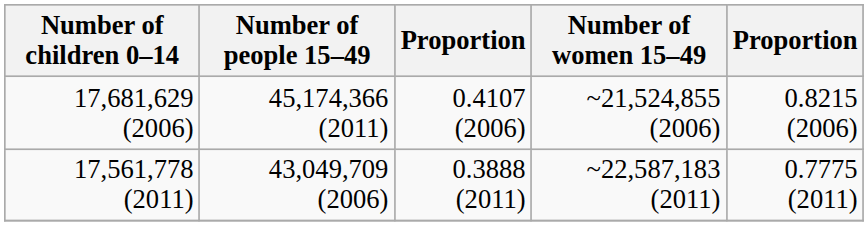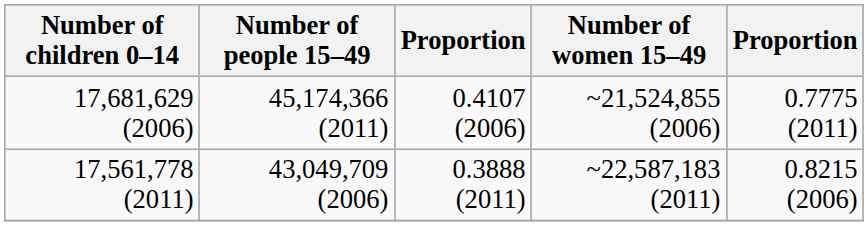(821, 112) 0.8215 (2006) -> (821, 112) 0.7775 (2011)
(821, 184) 0.7775 (2011) -> (821, 184) 0.8215 (2006)
